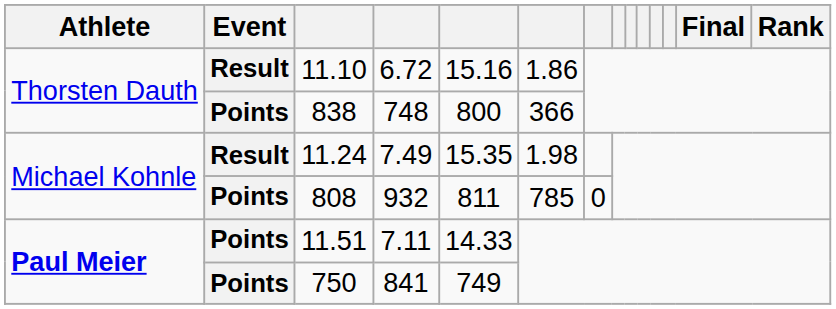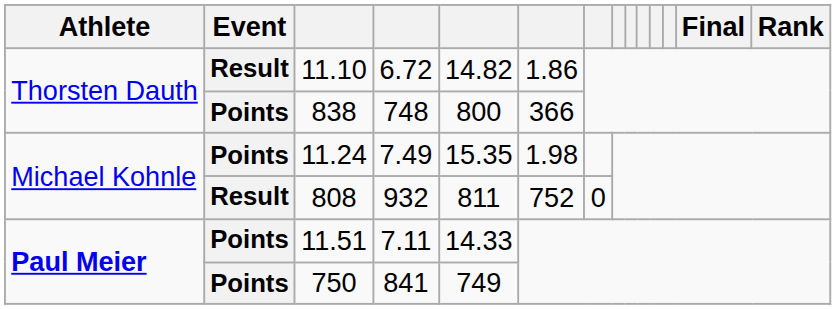(479, 69) 15.16 -> (479, 69) 14.82
(249, 155) Result -> (249, 155) Points
(249, 198) Points -> (249, 198) Result
(552, 198) 785 -> (552, 198) 752
